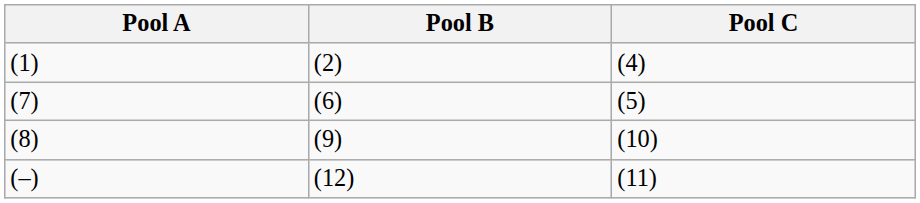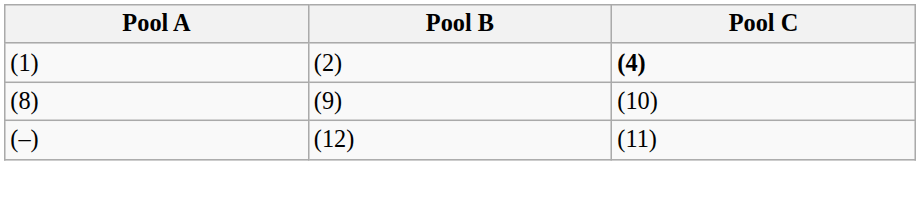(631, 62) normal -> (631, 62) bold
- row: (25, 100)
